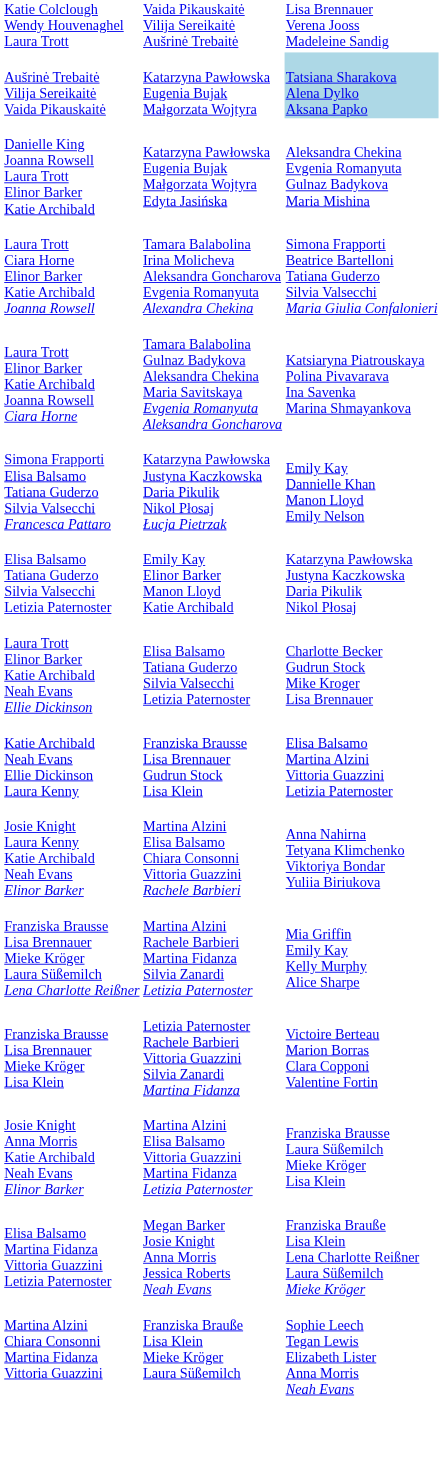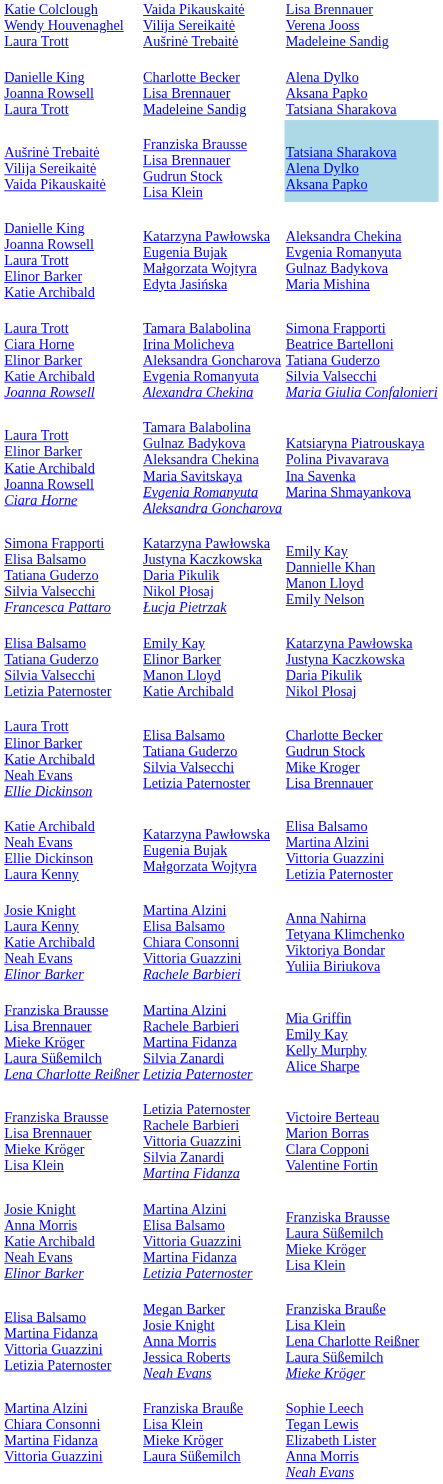+ row: (49, 93)
(207, 93) Katarzyna Pawłowska Eugenia Bujak Małgorzata Wojtyra -> (195, 169) Franziska Brausse Lisa Brennauer Gudrun Stock Lisa Klein
(195, 767) Franziska Brausse Lisa Brennauer Gudrun Stock Lisa Klein -> (207, 850) Katarzyna Pawłowska Eugenia Bujak Małgorzata Wojtyra
